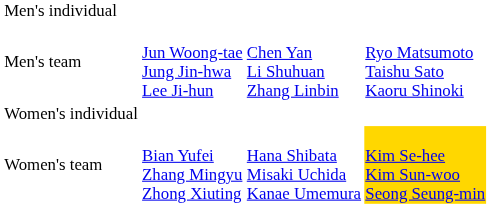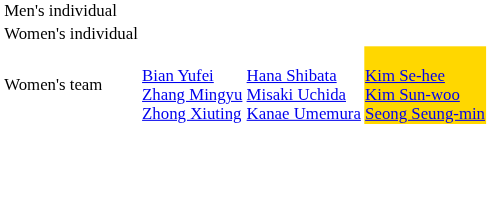- row: (43, 62)
